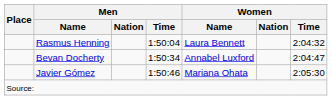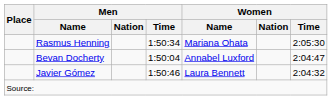(164, 42) 1:50:04 -> (164, 42) 1:50:34
(215, 42) Laura Bennett -> (216, 42) Mariana Ohata
(309, 42) 2:04:32 -> (309, 42) 2:05:30
(164, 58) 1:50:34 -> (164, 58) 1:50:04
(216, 73) Mariana Ohata -> (215, 73) Laura Bennett
(309, 73) 2:05:30 -> (309, 73) 2:04:32
